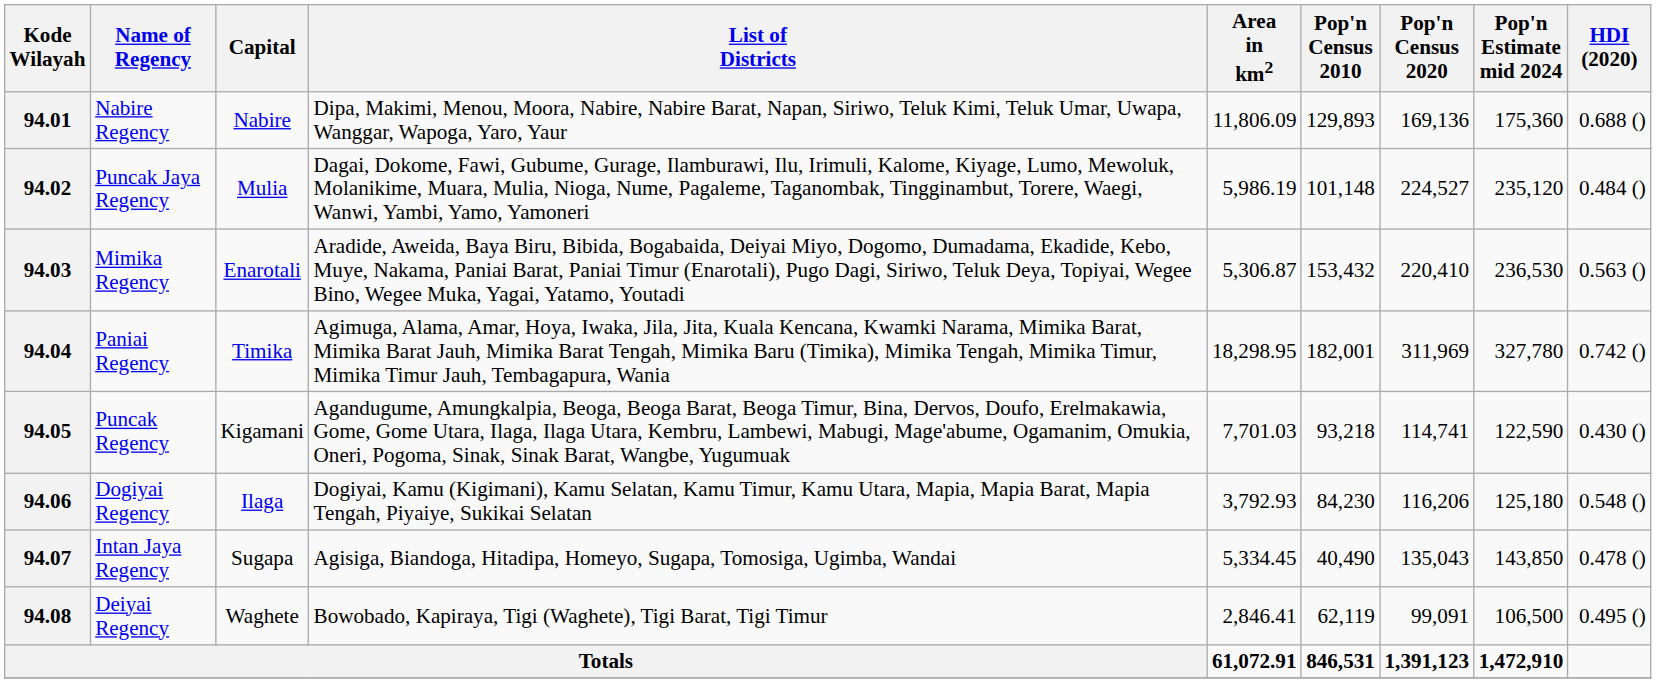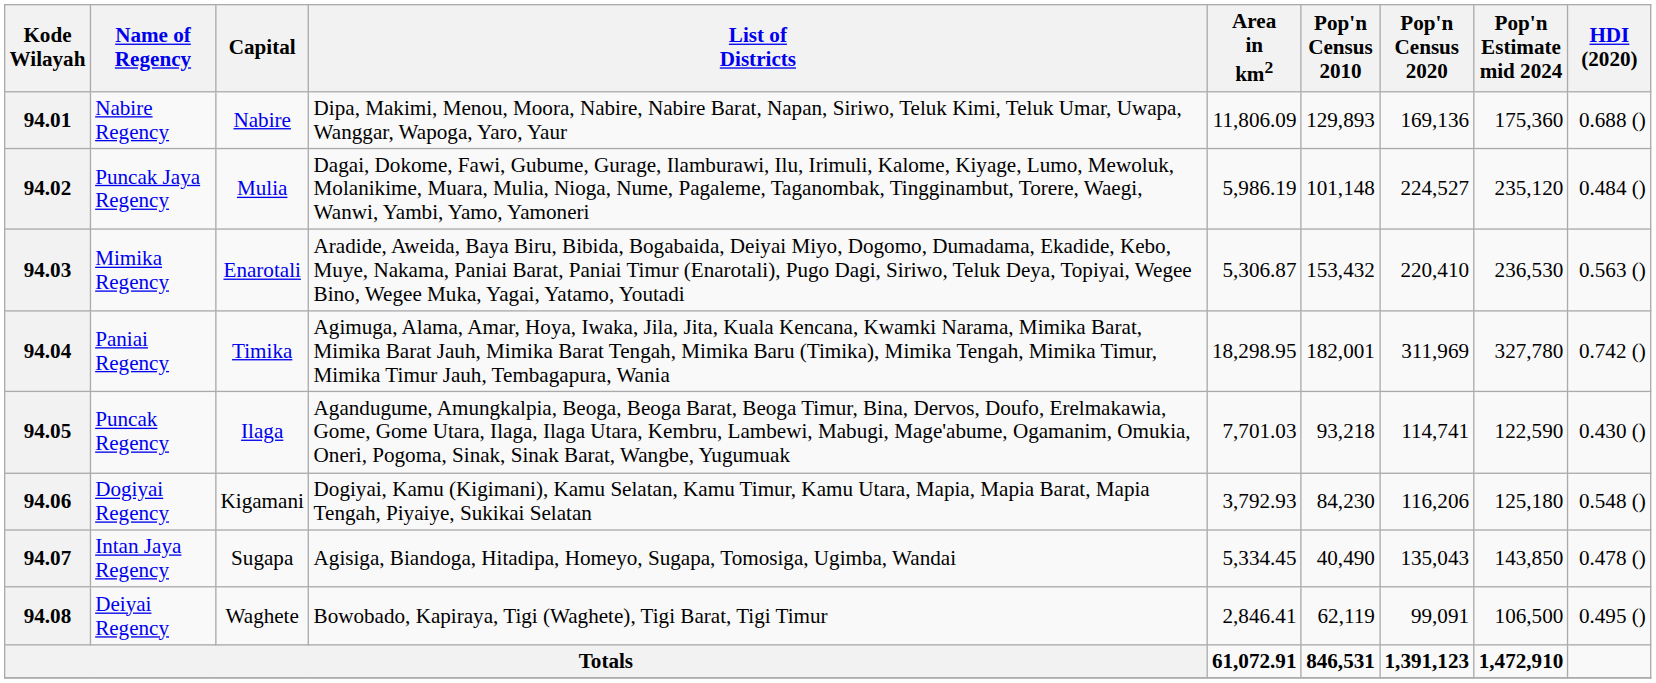(262, 432) Kigamani -> (262, 432) Ilaga
(262, 501) Ilaga -> (262, 501) Kigamani
